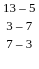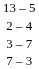+ row: (19, 25)
